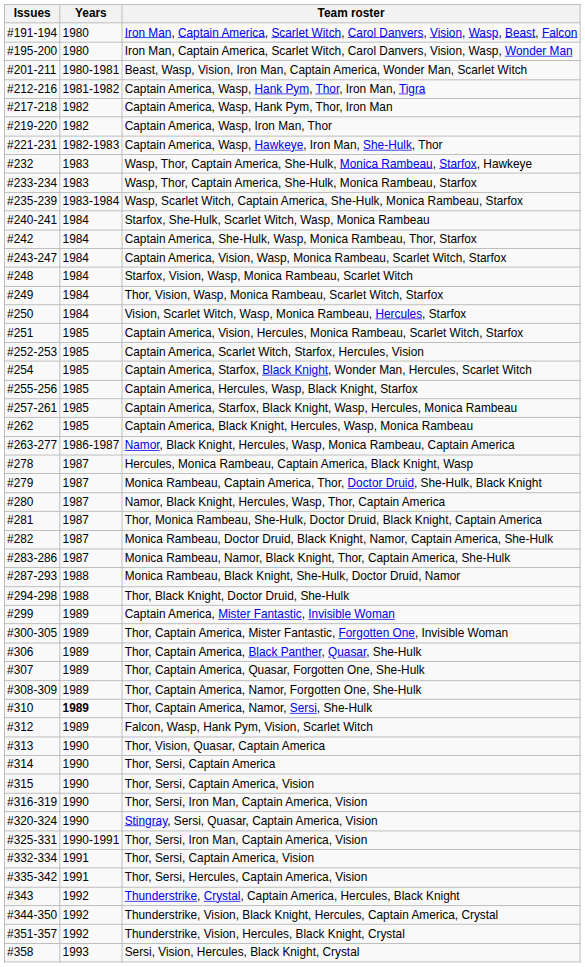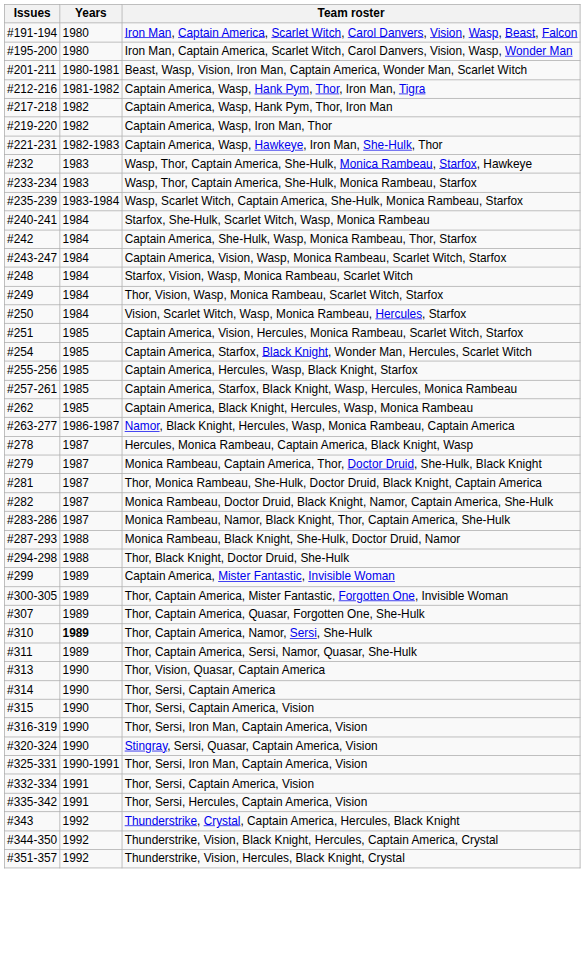- row: (32, 351)
- row: (20, 502)
- row: (20, 652)
- row: (32, 689)
+ row: (20, 652)
- row: (20, 727)
- row: (20, 952)
